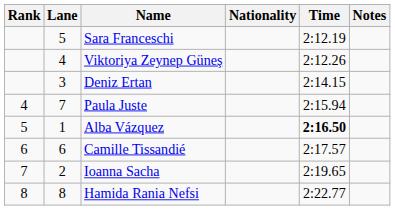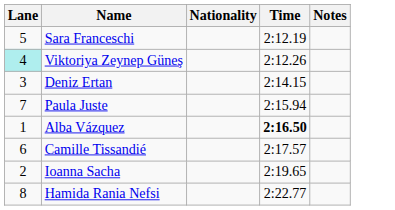- column: (24, 15)
(62, 60) no background -> (23, 60) paleturquoise background
